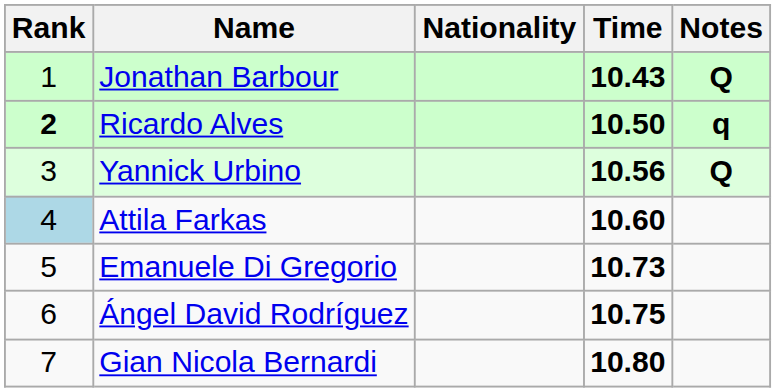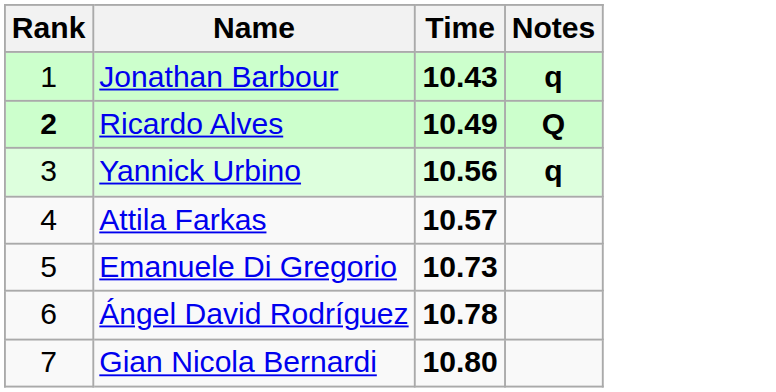- column: (499, 28)
(721, 76) Q -> (553, 76) q
(628, 123) 10.50 -> (460, 123) 10.49
(721, 123) q -> (553, 123) Q
(721, 171) Q -> (553, 171) q
(49, 219) lightblue background -> (49, 219) no background
(628, 219) 10.60 -> (460, 219) 10.57
(628, 314) 10.75 -> (460, 314) 10.78
